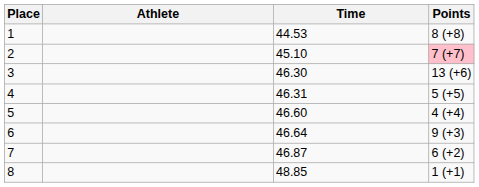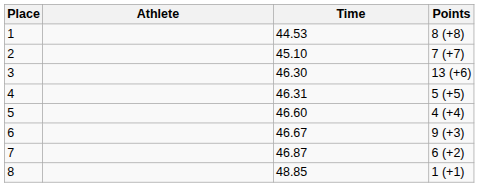(448, 53) pink background -> (448, 53) no background
(292, 133) 46.64 -> (292, 133) 46.67
